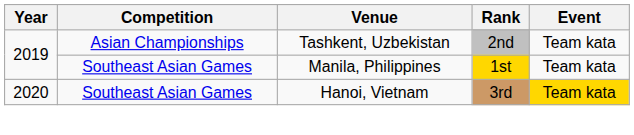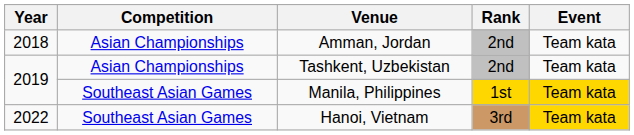+ row: (375, 42)
(579, 68) no background -> (579, 93) gold background
(31, 93) 2020 -> (31, 118) 2022
